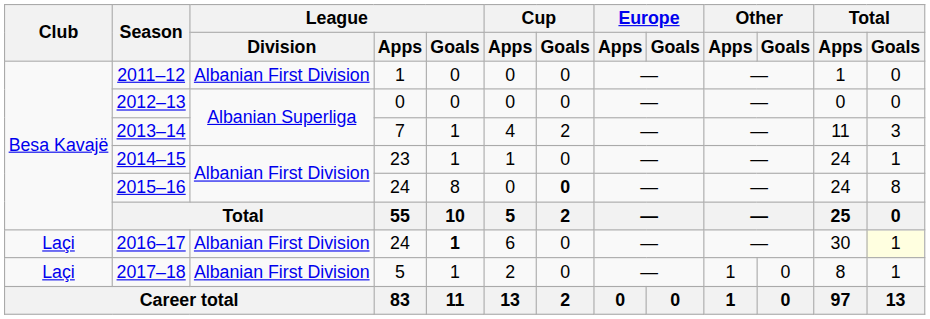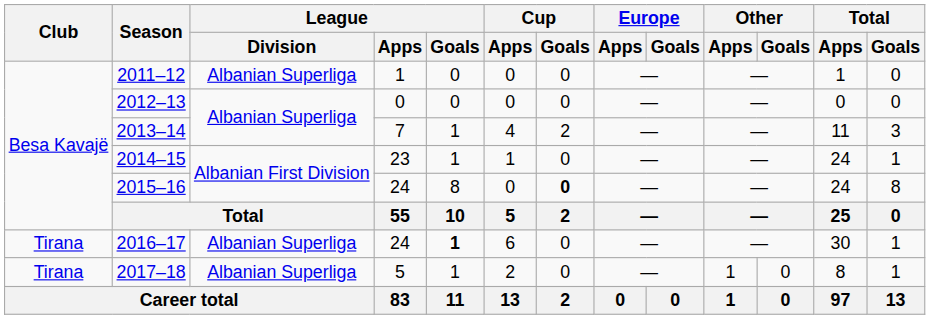(282, 74) Albanian First Division -> (282, 74) Albanian Superliga
(59, 243) Laçi -> (59, 243) Tirana
(282, 243) Albanian First Division -> (282, 243) Albanian Superliga
(896, 243) lightyellow background -> (896, 243) no background
(59, 272) Laçi -> (59, 272) Tirana
(282, 272) Albanian First Division -> (282, 272) Albanian Superliga
